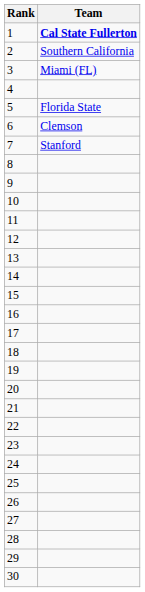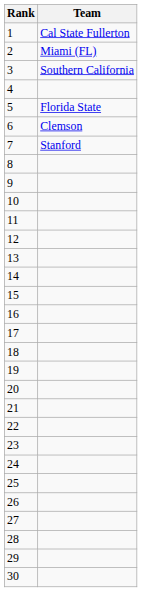(89, 32) bold -> (85, 32) normal
(87, 51) Southern California -> (68, 51) Miami (FL)
(68, 70) Miami (FL) -> (87, 70) Southern California
